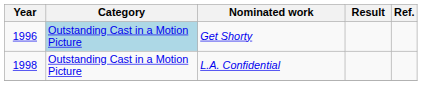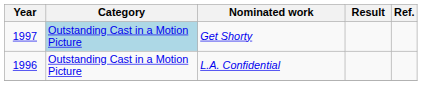(25, 36) 1996 -> (25, 36) 1997
(25, 65) 1998 -> (25, 65) 1996
